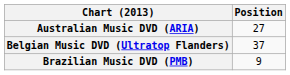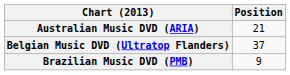(259, 29) 27 -> (259, 29) 21
